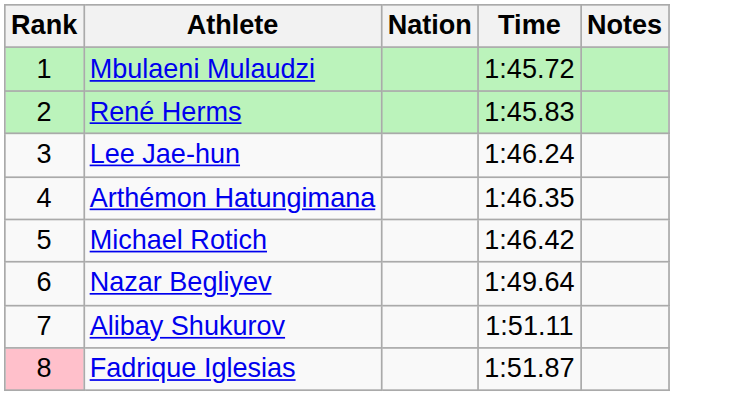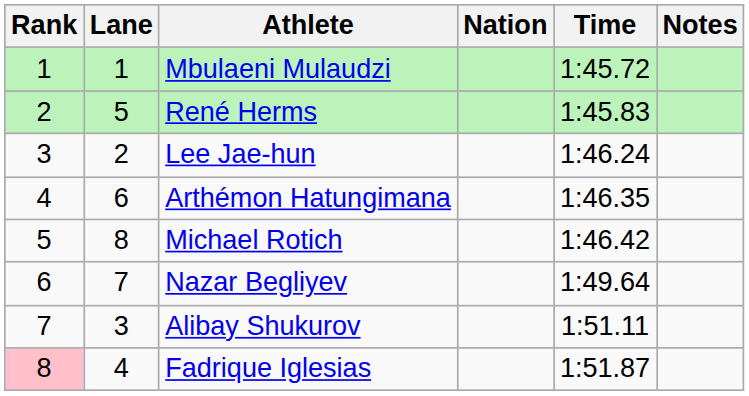+ column: (121, 25)
